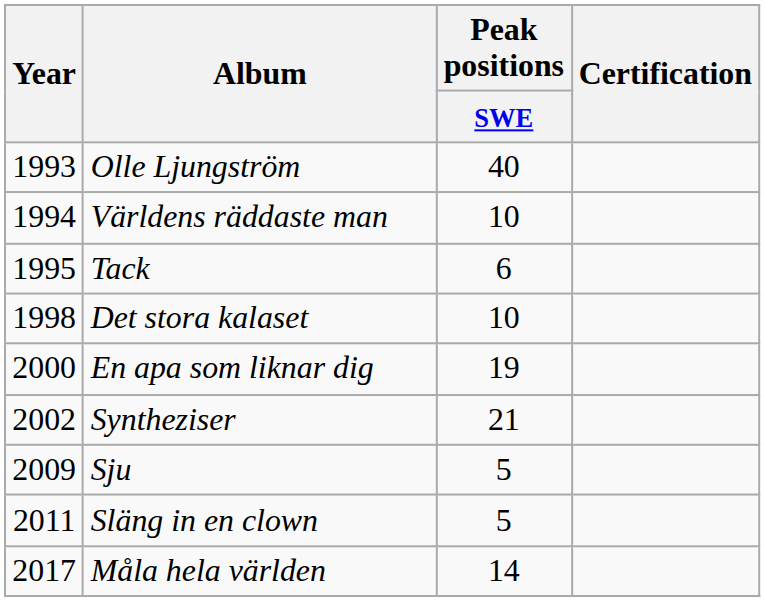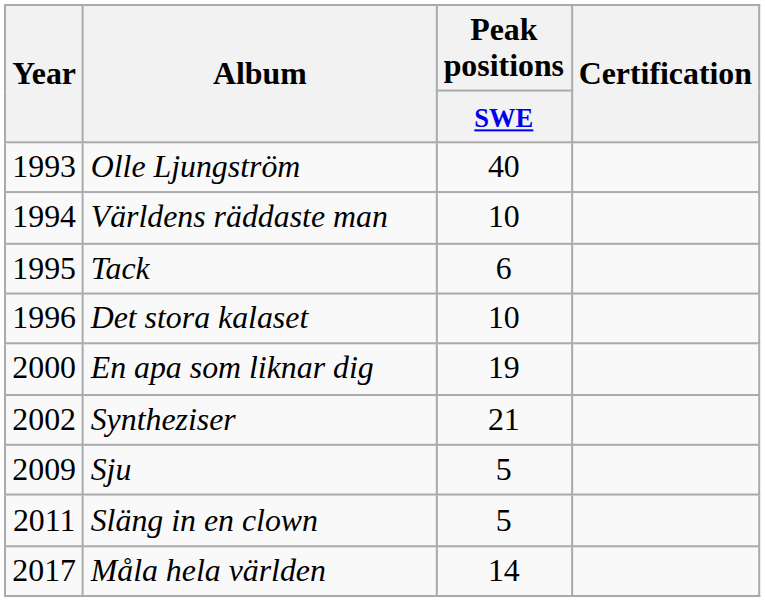(44, 318) 1998 -> (44, 318) 1996
